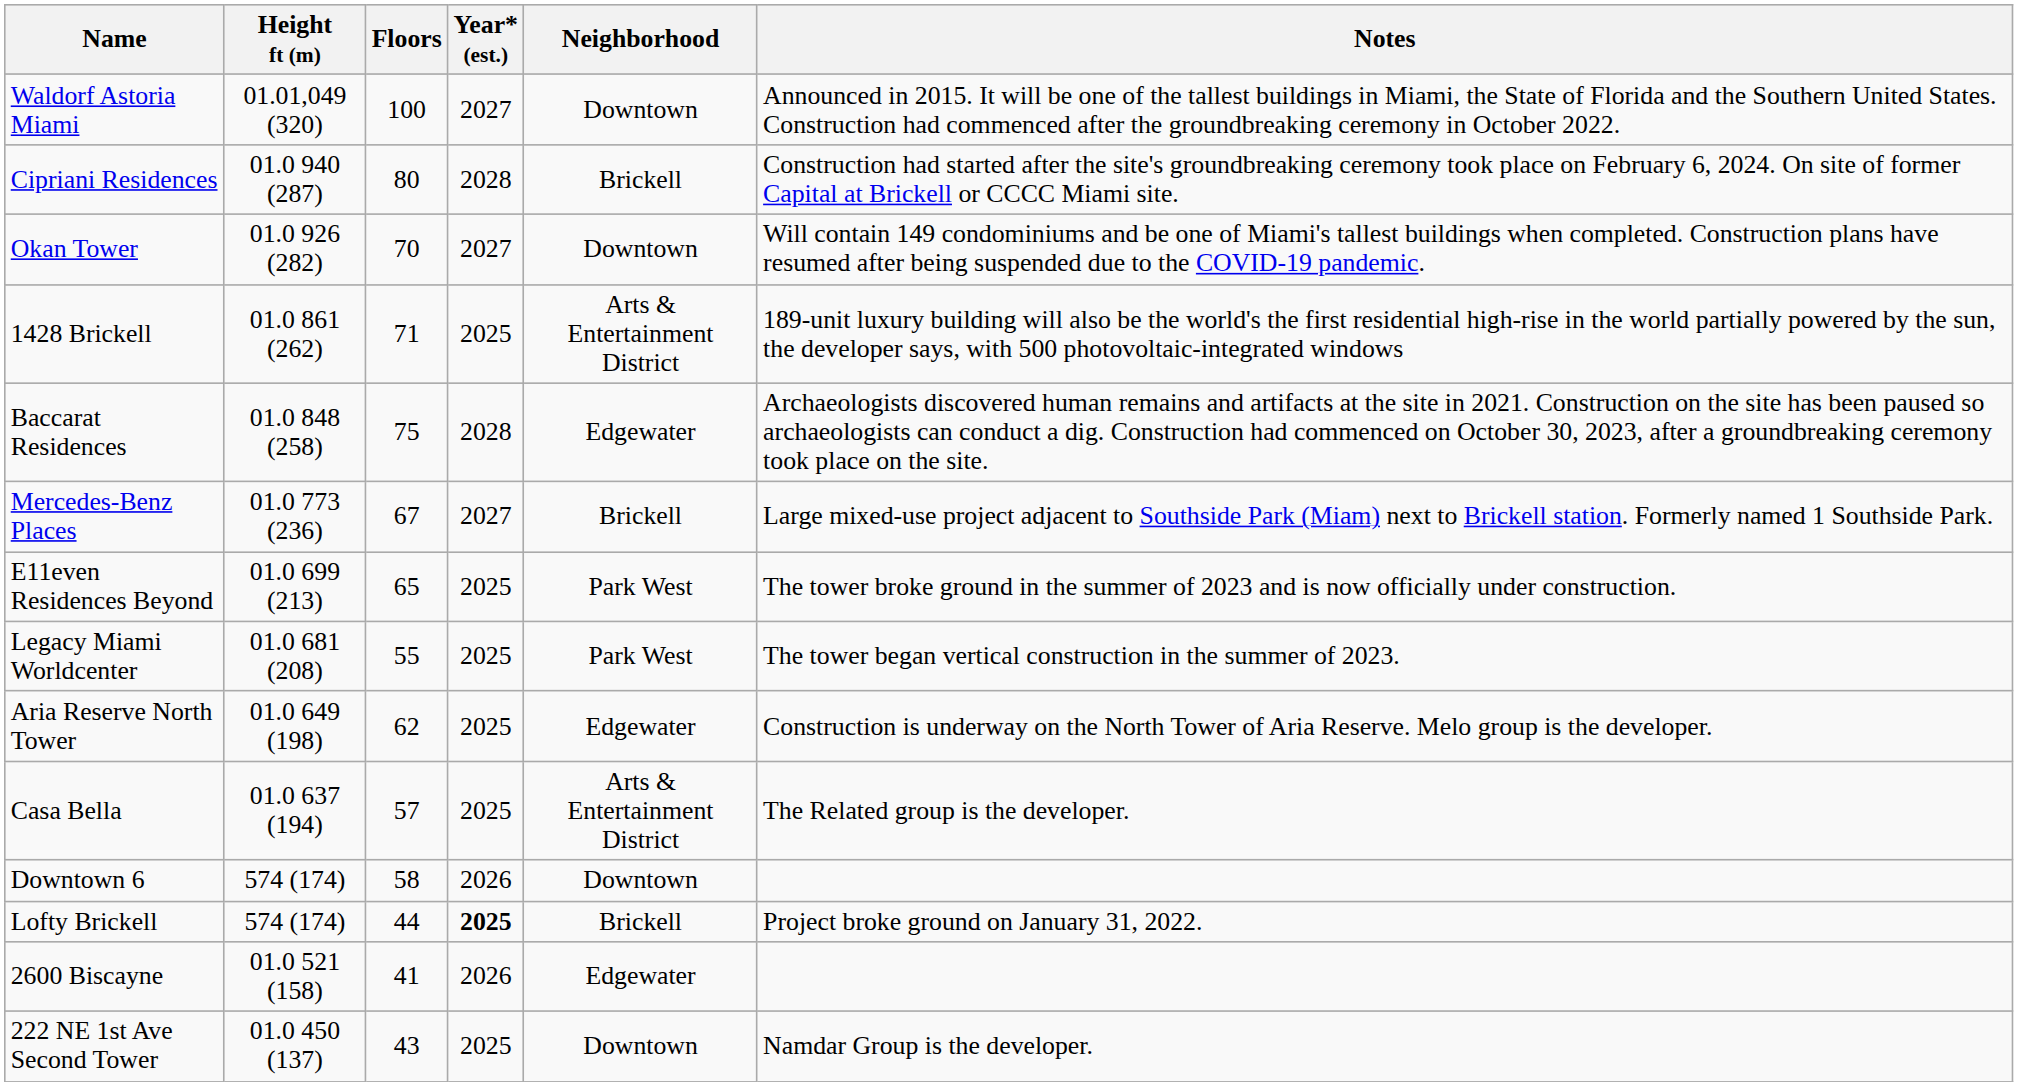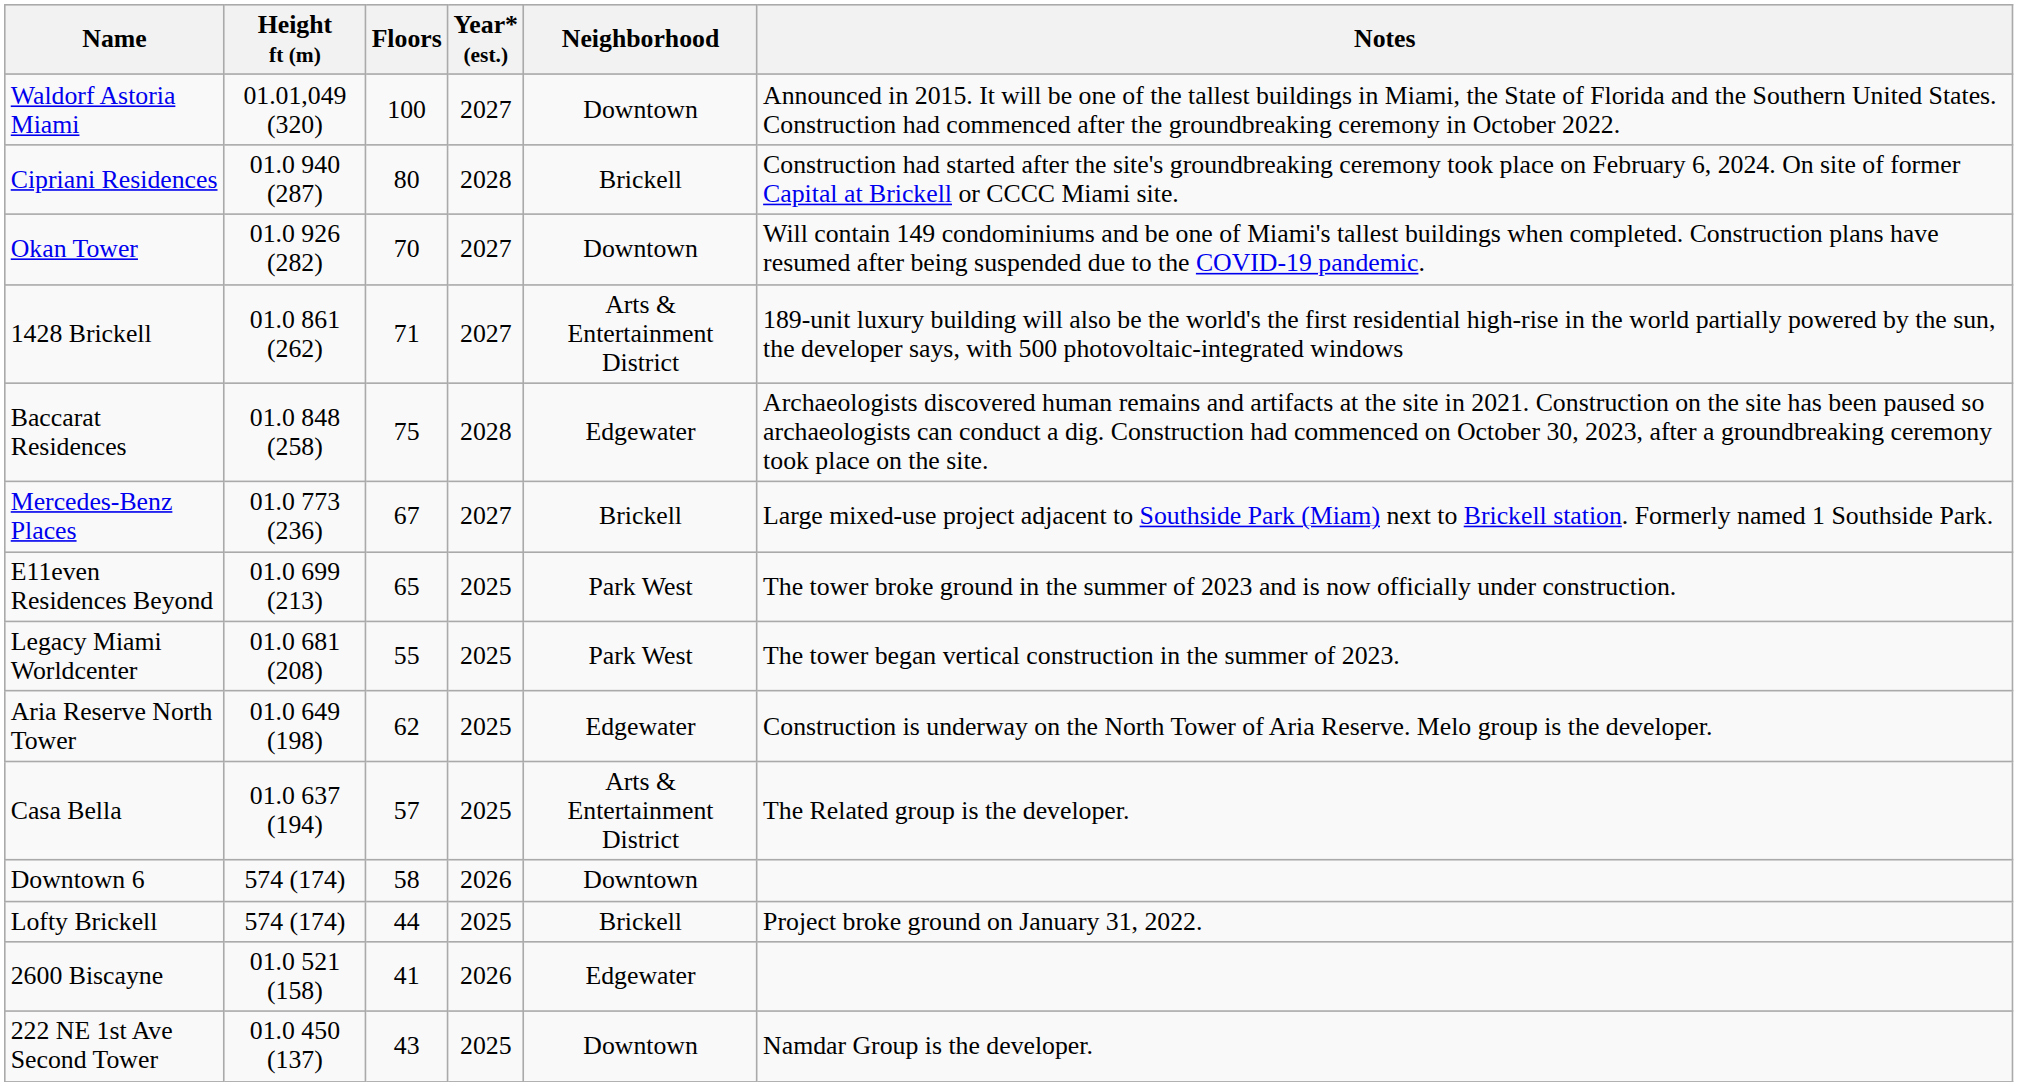(486, 333) 2025 -> (486, 333) 2027
(486, 920) bold -> (486, 920) normal
